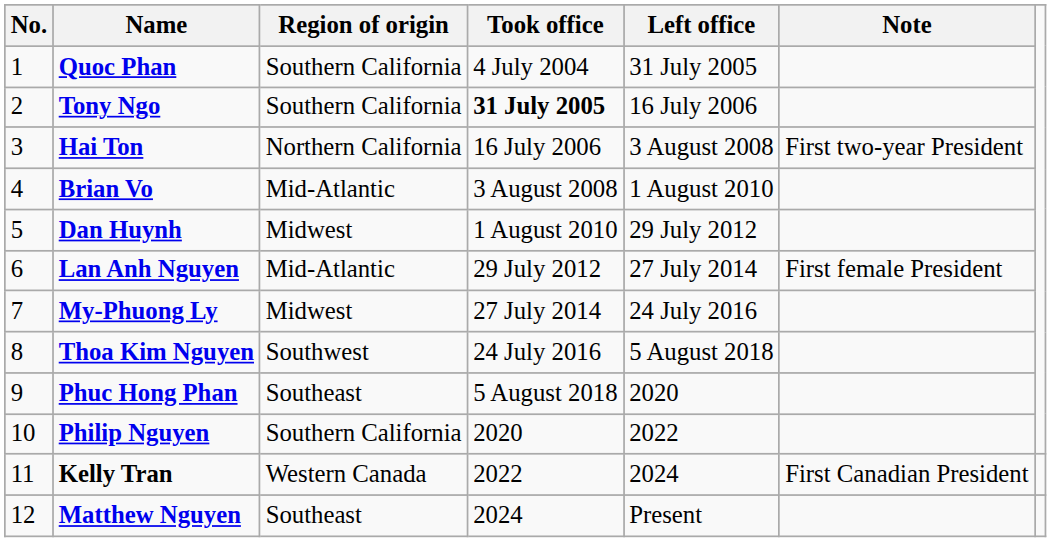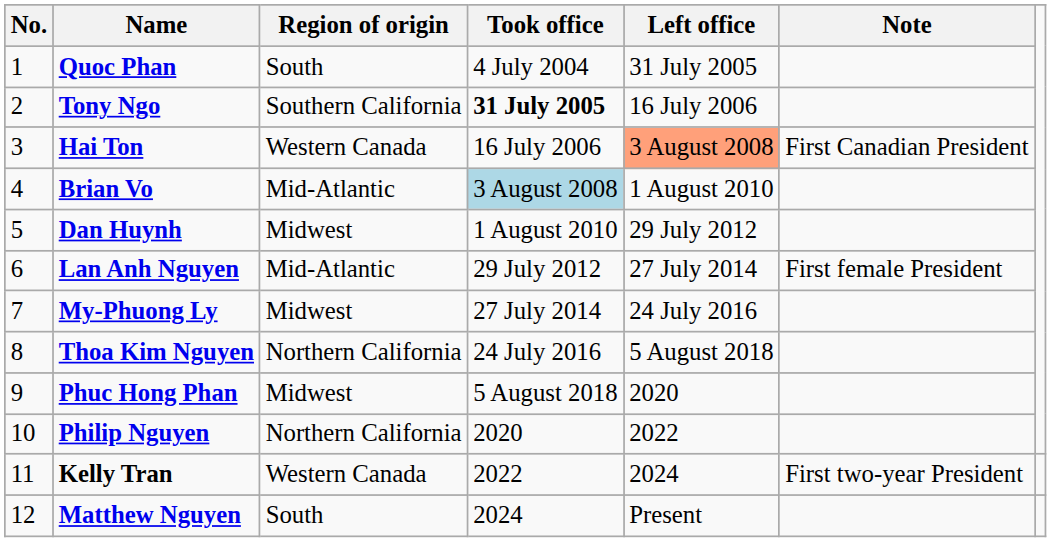(364, 66) Southern California -> (295, 66) South
(364, 147) Northern California -> (346, 147) Western Canada
(701, 147) no background -> (701, 147) lightsalmon background
(904, 147) First two-year President -> (907, 147) First Canadian President
(545, 188) no background -> (545, 188) lightblue background
(317, 352) Southwest -> (364, 352) Northern California
(314, 392) Southeast -> (309, 392) Midwest
(364, 433) Southern California -> (364, 433) Northern California
(907, 474) First Canadian President -> (904, 474) First two-year President
(314, 515) Southeast -> (295, 515) South
